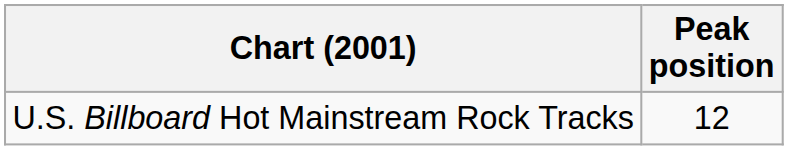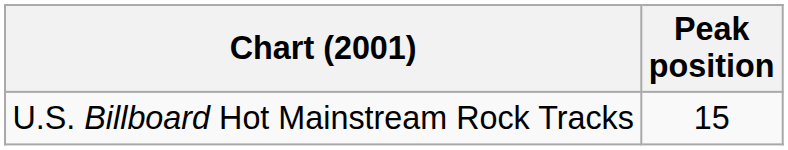(712, 117) 12 -> (712, 117) 15
